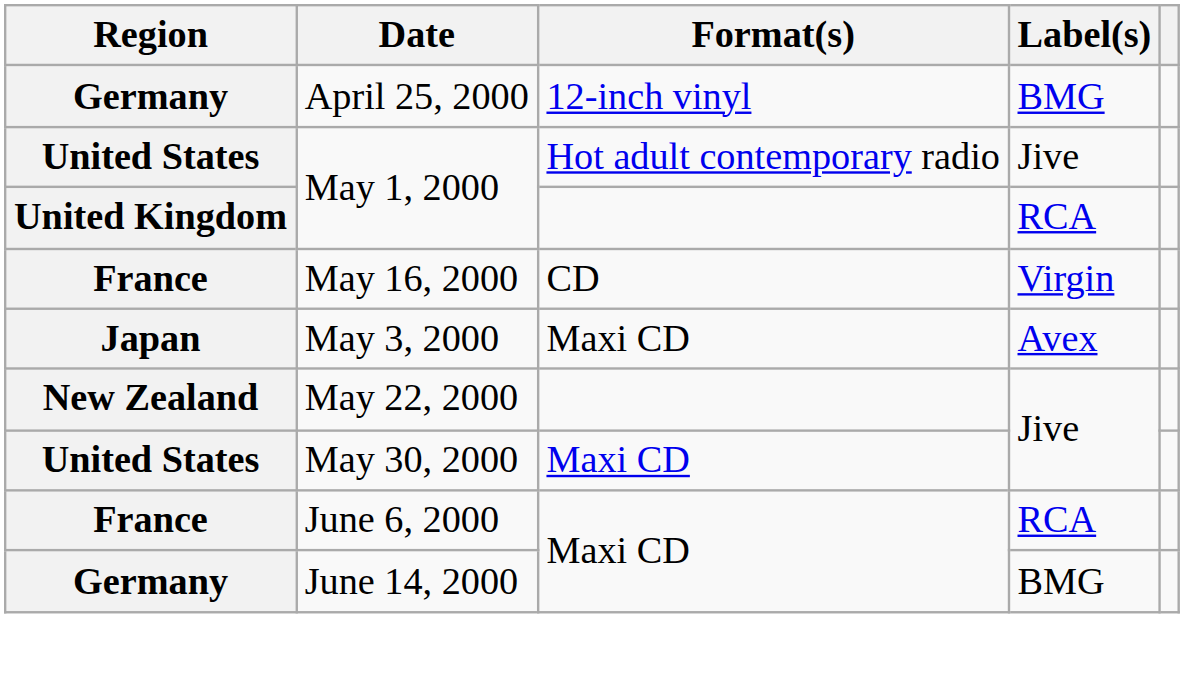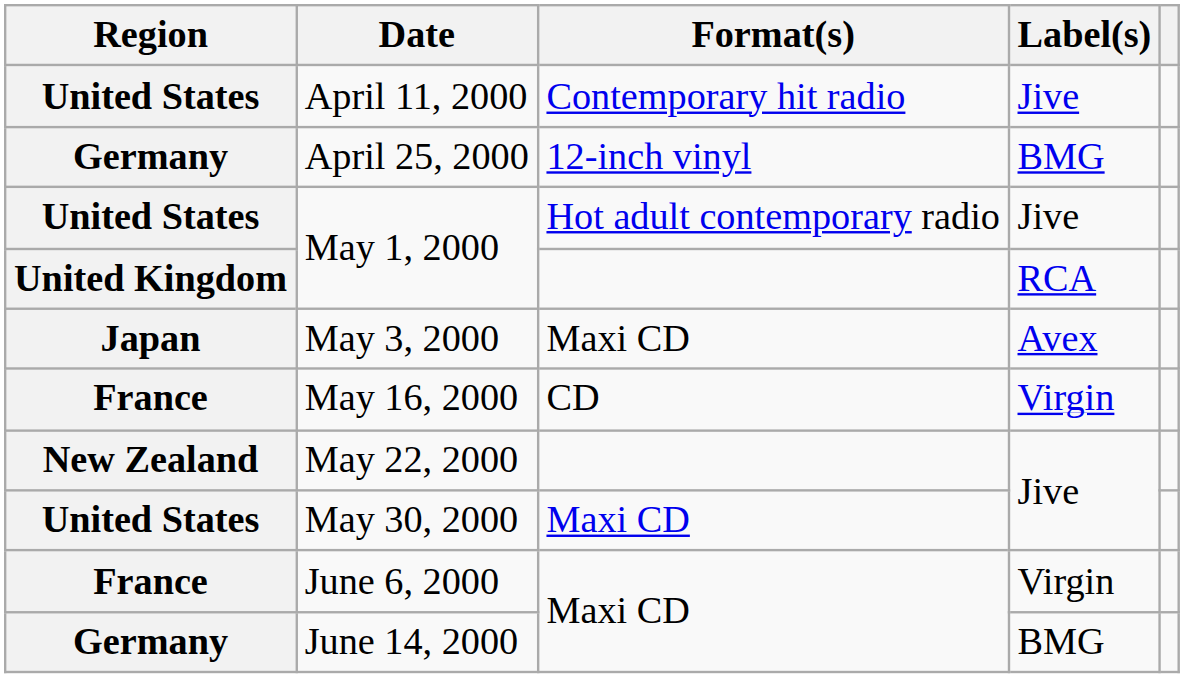+ row: (151, 95)
rows swapped: (151, 338) <-> (151, 277)
(1057, 519) RCA -> (1066, 580) Virgin
